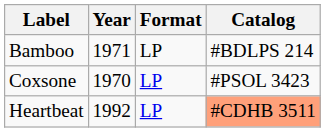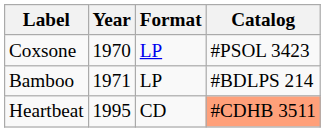rows swapped: (43, 80) <-> (42, 50)
(112, 111) 1992 -> (112, 111) 1995
(151, 111) LP -> (153, 111) CD
